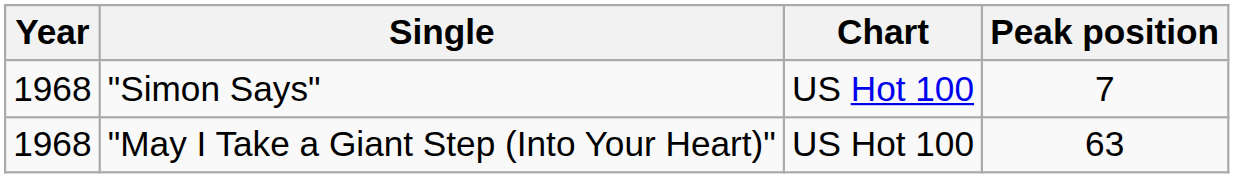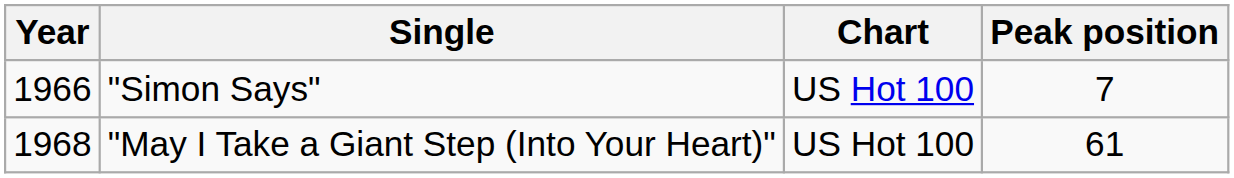(52, 88) 1968 -> (52, 88) 1966
(1105, 144) 63 -> (1105, 144) 61
